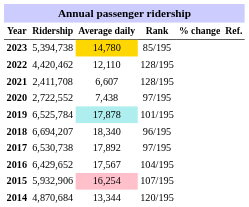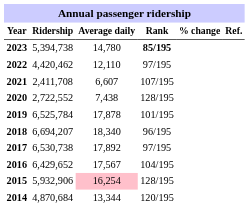(107, 48) gold background -> (107, 48) no background
(157, 48) normal -> (157, 48) bold
(157, 64) 128/195 -> (157, 64) 97/195
(157, 81) 128/195 -> (157, 81) 107/195
(157, 98) 97/195 -> (157, 98) 128/195
(107, 114) paleturquoise background -> (107, 114) no background
(157, 181) 107/195 -> (157, 181) 128/195
